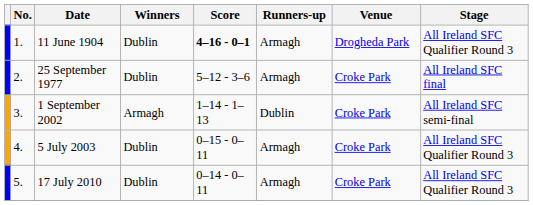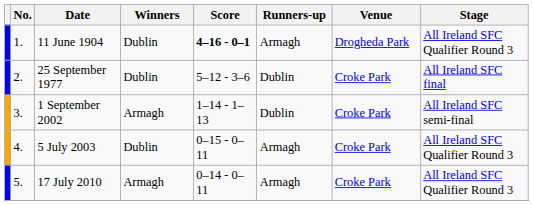(280, 77) Armagh -> (277, 77) Dublin
(141, 183) Dublin -> (144, 183) Armagh
